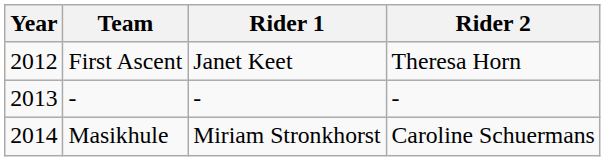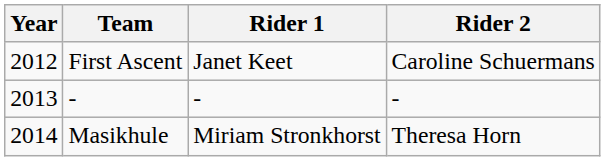(456, 60) Theresa Horn -> (493, 60) Caroline Schuermans
(493, 135) Caroline Schuermans -> (456, 135) Theresa Horn
